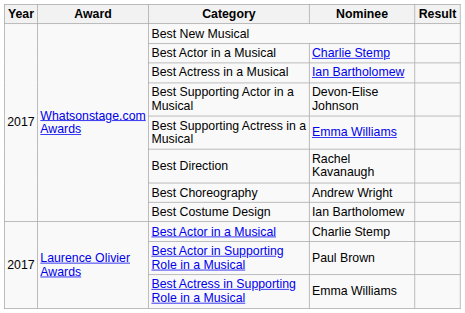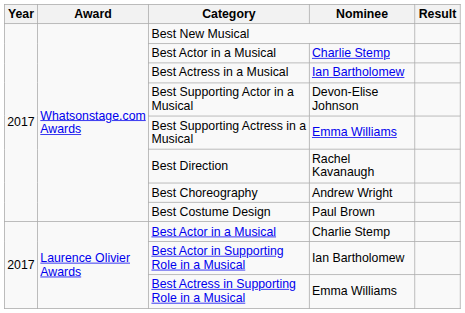(358, 212) Ian Bartholomew -> (343, 212) Paul Brown
(343, 258) Paul Brown -> (358, 258) Ian Bartholomew
